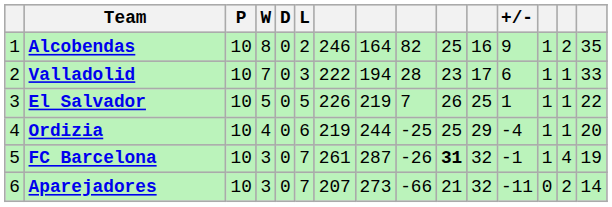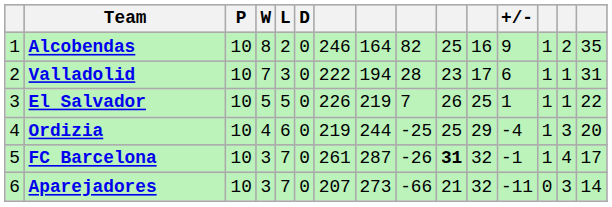columns swapped: (285, 19) <-> (305, 19)
(591, 75) 33 -> (591, 75) 31
(566, 131) 1 -> (566, 131) 3
(591, 159) 19 -> (591, 159) 17
(566, 187) 2 -> (566, 187) 3
